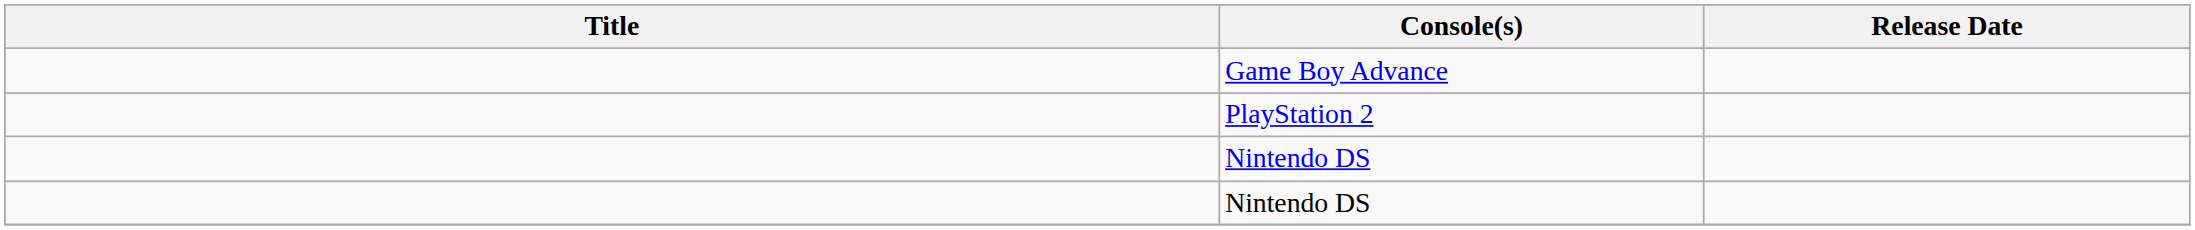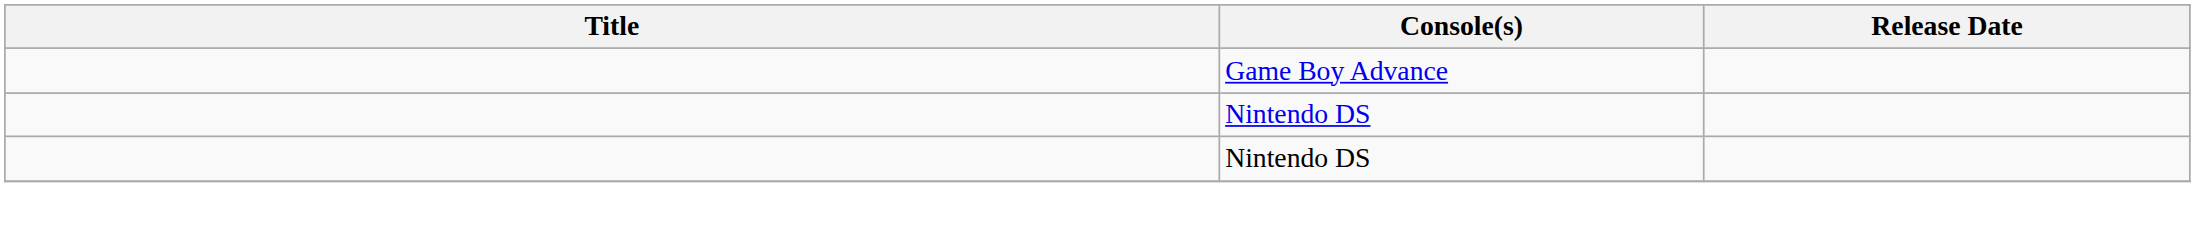- row: (612, 115)
